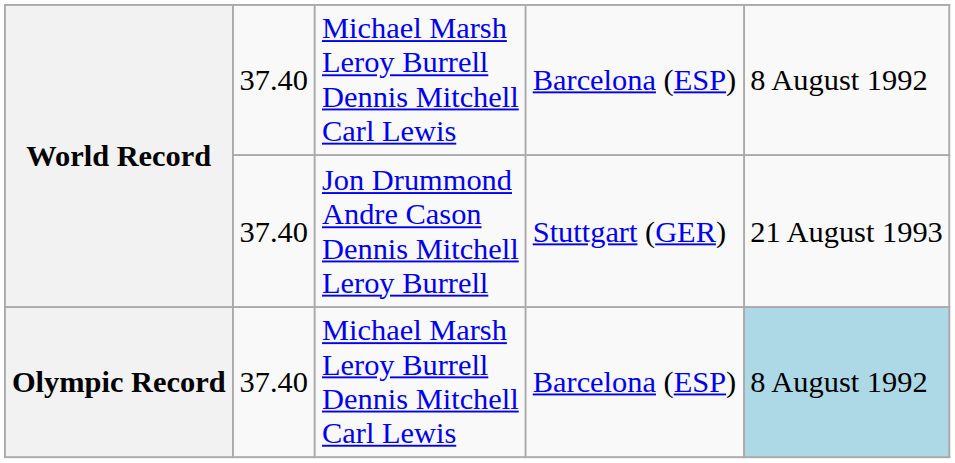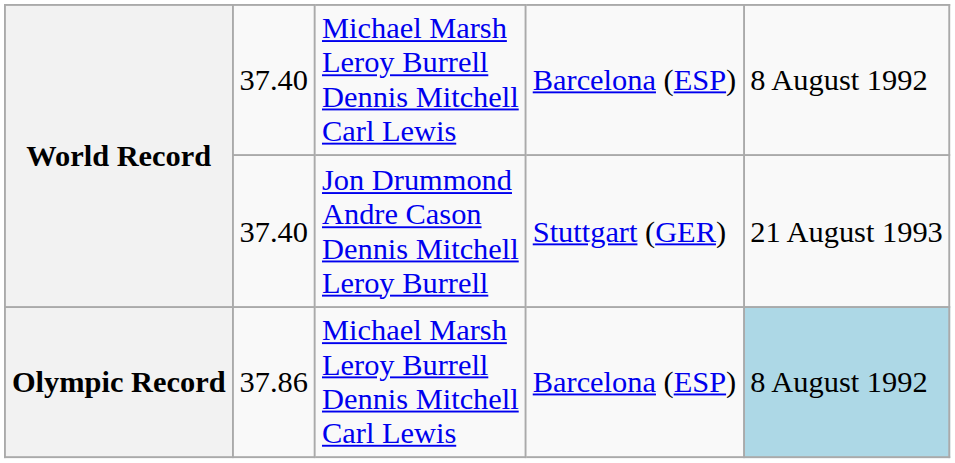(274, 381) 37.40 -> (274, 381) 37.86
